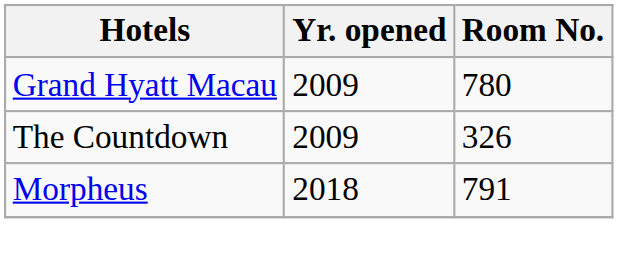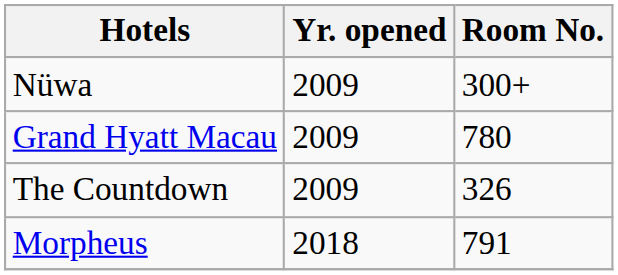+ row: (52, 83)
